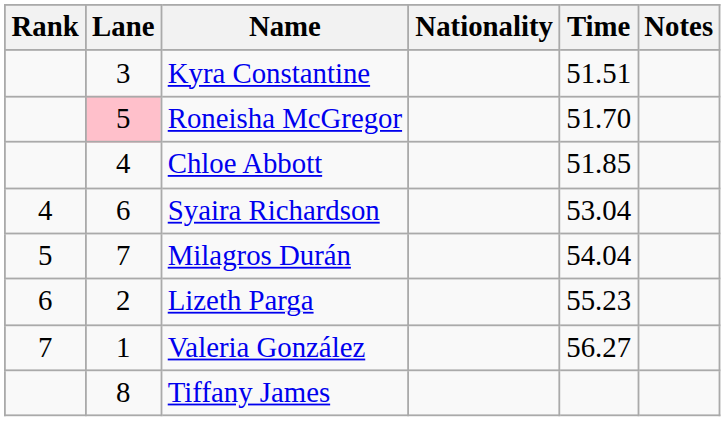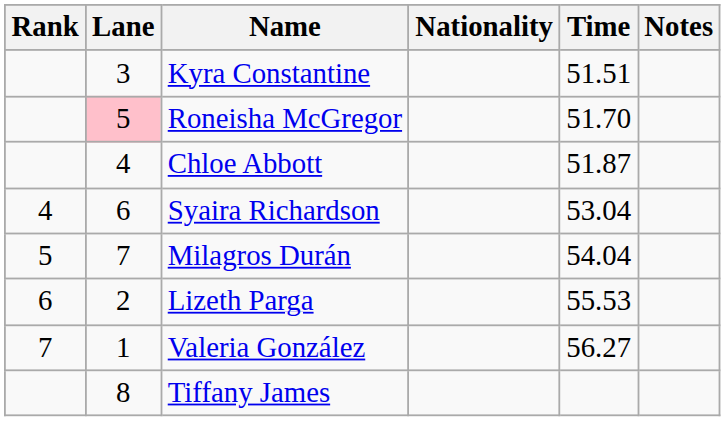(599, 164) 51.85 -> (599, 164) 51.87
(599, 301) 55.23 -> (599, 301) 55.53
